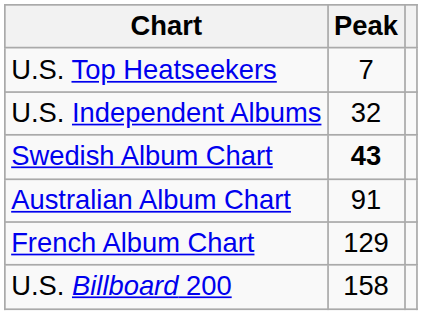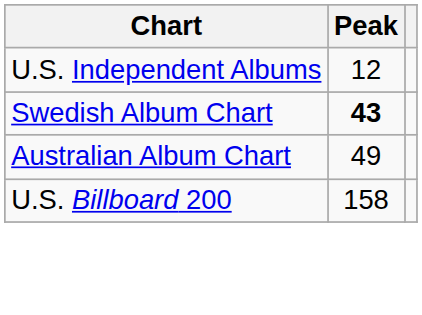- row: (144, 69)
(366, 112) 32 -> (366, 69) 12
(366, 199) 91 -> (366, 156) 49
- row: (133, 243)
